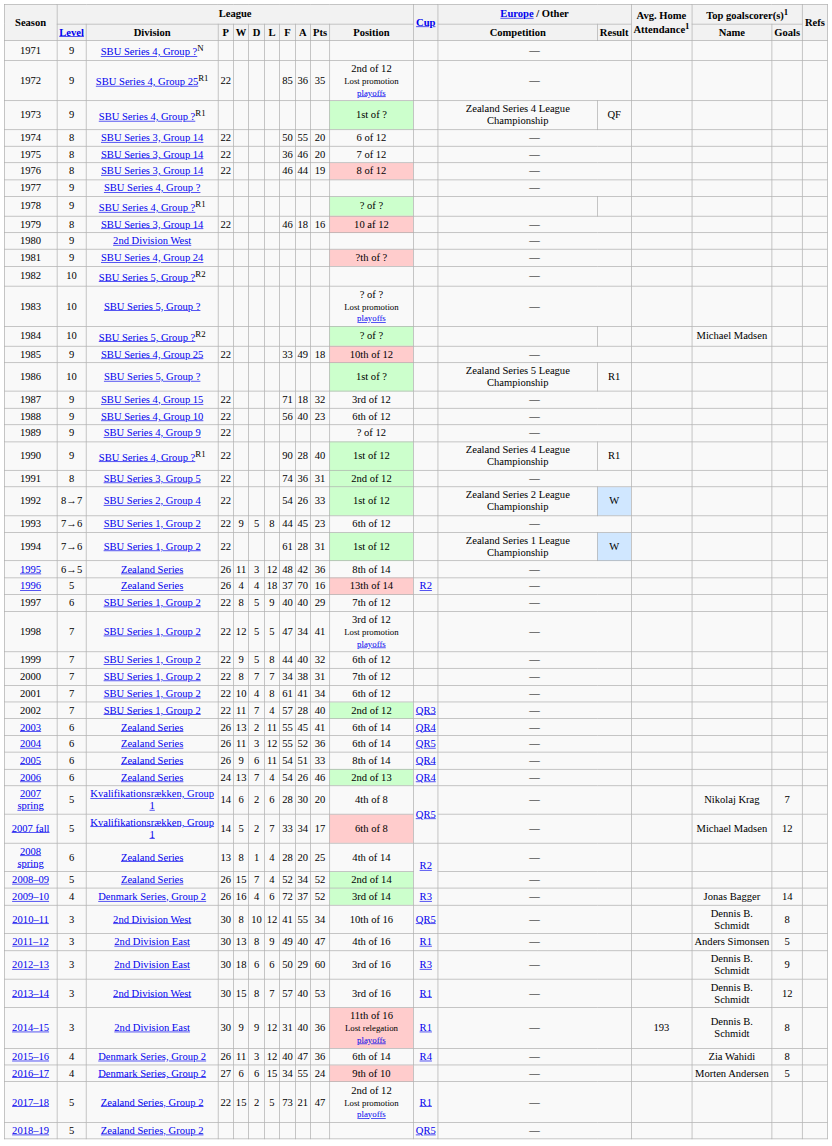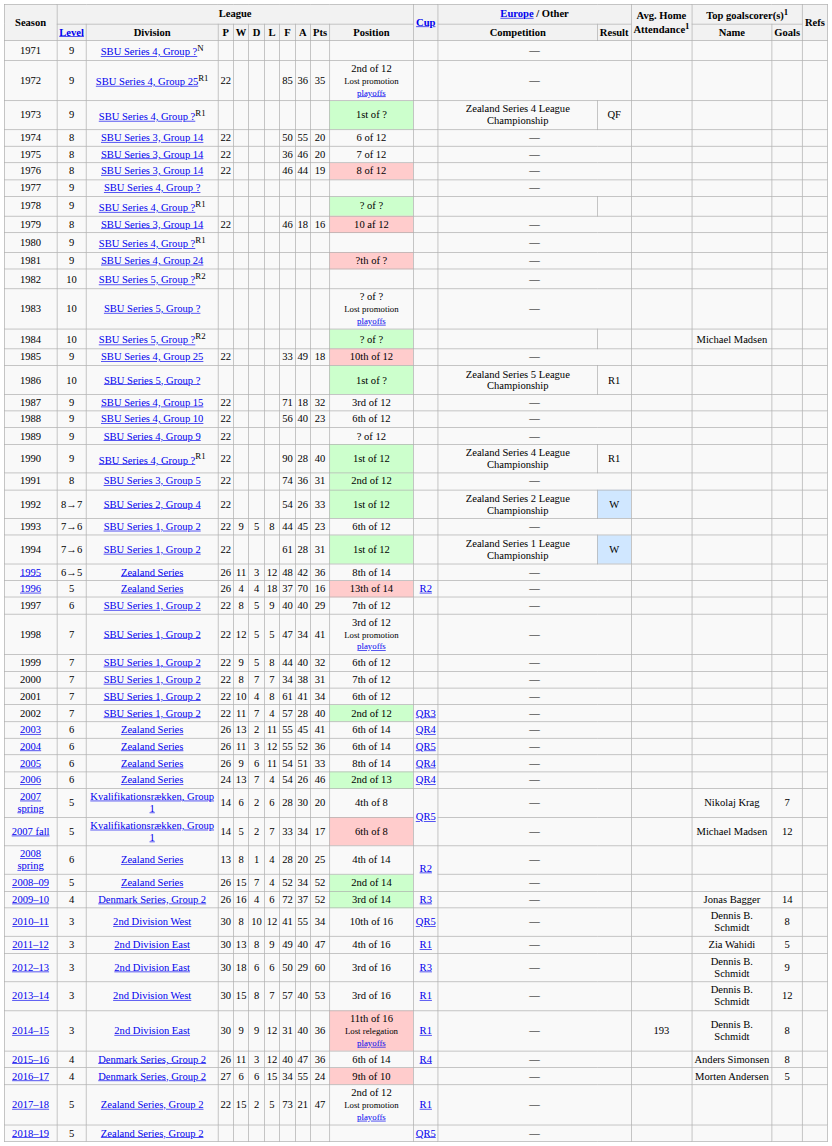(152, 241) 2nd Division West -> (152, 242) SBU Series 4, Group ?R1
(732, 942) Anders Simonsen -> (732, 945) Zia Wahidi
(732, 1056) Zia Wahidi -> (732, 1059) Anders Simonsen
